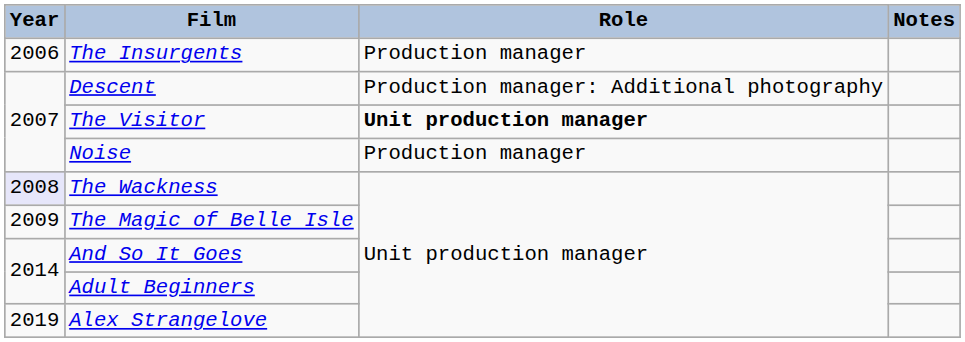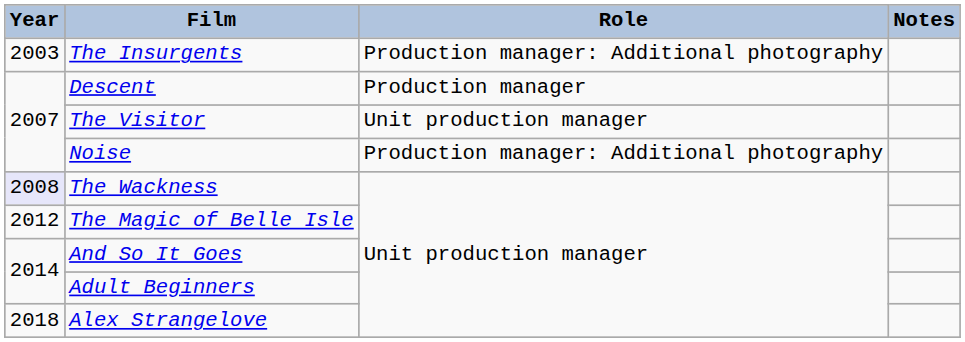(35, 55) 2006 -> (35, 55) 2003
(475, 55) Production manager -> (623, 55) Production manager: Additional photography
(623, 88) Production manager: Additional photography -> (475, 88) Production manager
(506, 122) bold -> (506, 122) normal
(475, 155) Production manager -> (623, 155) Production manager: Additional photography
(35, 222) 2009 -> (35, 222) 2012
(35, 321) 2019 -> (35, 321) 2018
